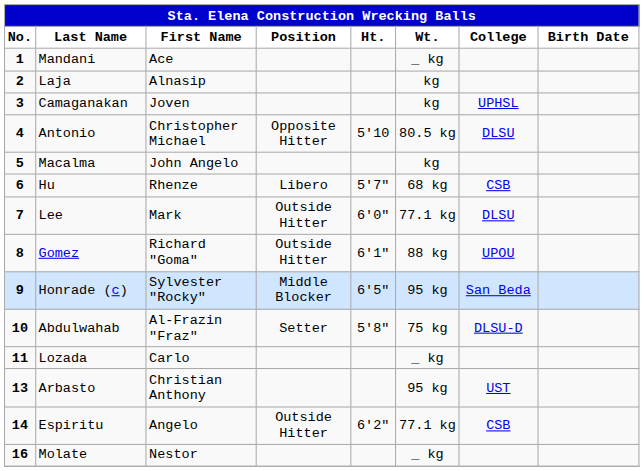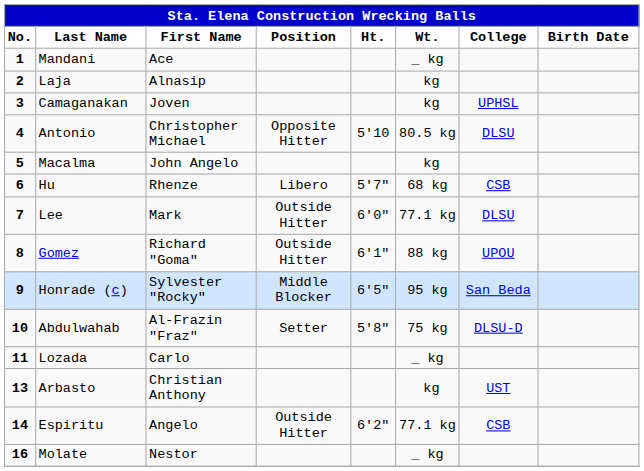(427, 388) 95 kg -> (427, 388) kg
